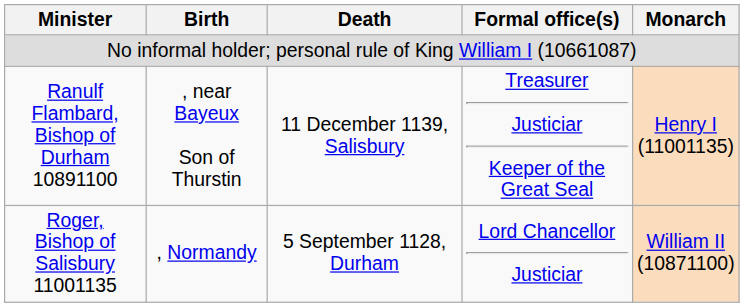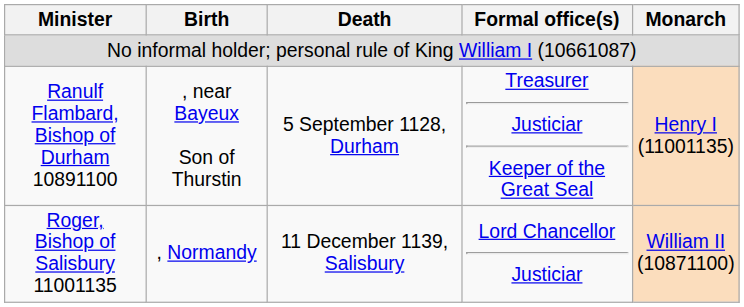(365, 135) 11 December 1139, Salisbury -> (365, 135) 5 September 1128, Durham
(365, 253) 5 September 1128, Durham -> (365, 253) 11 December 1139, Salisbury
